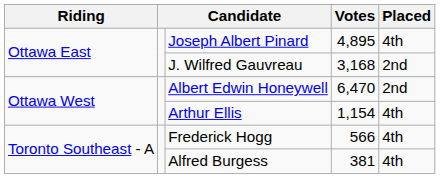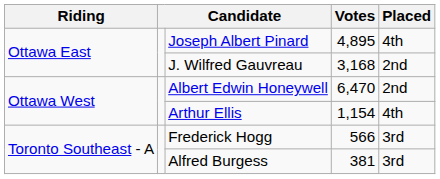(393, 137) 4th -> (393, 137) 3rd
(393, 161) 4th -> (393, 161) 3rd
